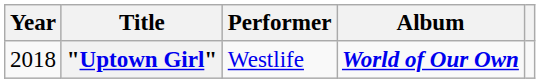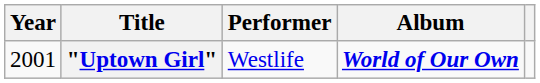(33, 59) 2018 -> (33, 59) 2001
